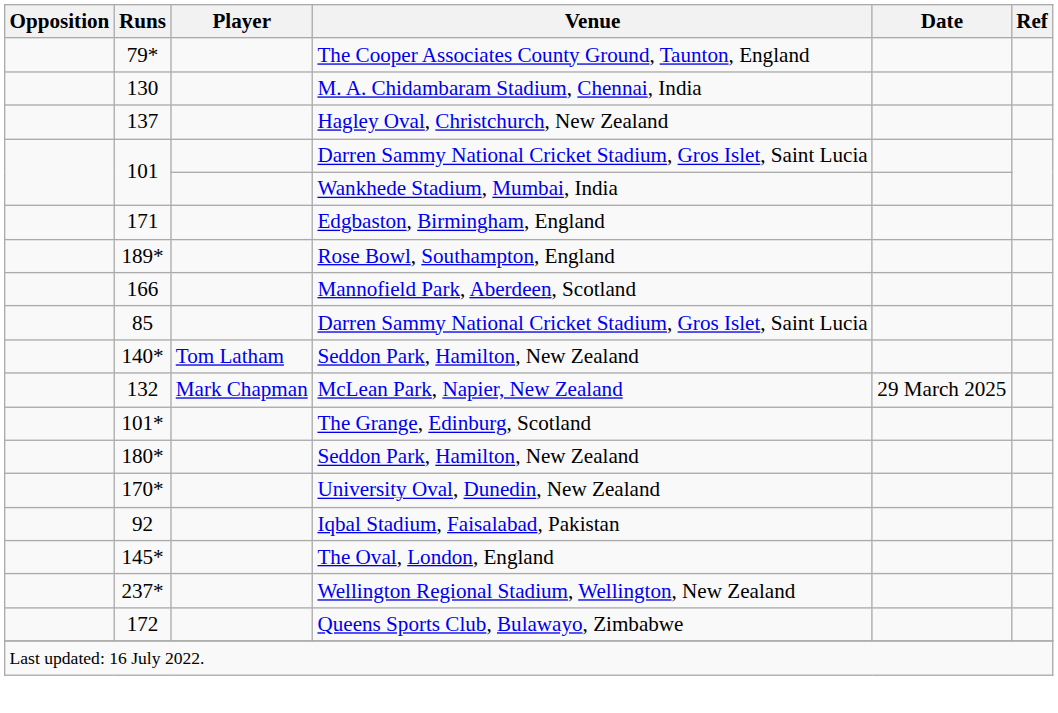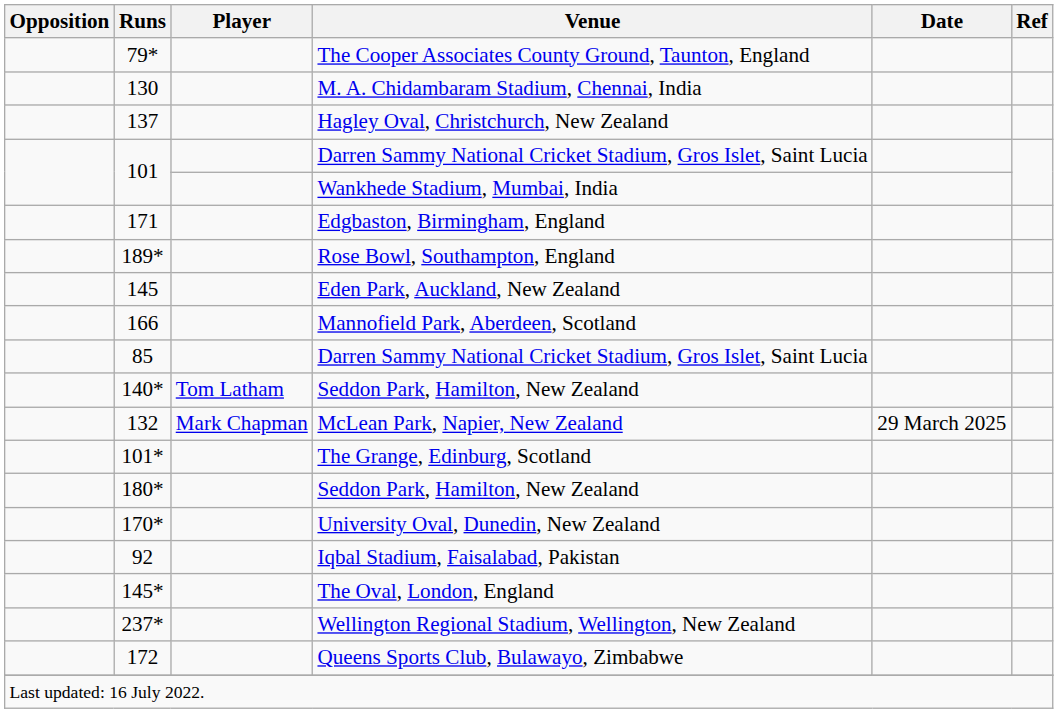+ row: (143, 289)
